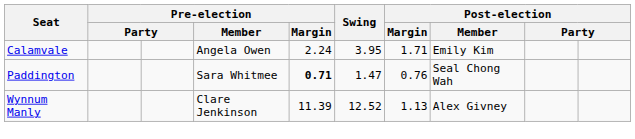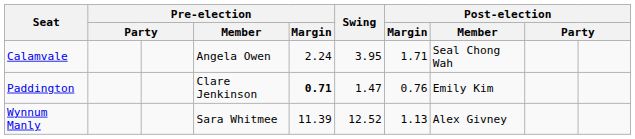(463, 50) Emily Kim -> (467, 56) Seal Chong Wah
(237, 75) Sara Whitmee -> (227, 88) Clare Jenkinson
(467, 75) Seal Chong Wah -> (463, 88) Emily Kim
(227, 106) Clare Jenkinson -> (237, 119) Sara Whitmee
